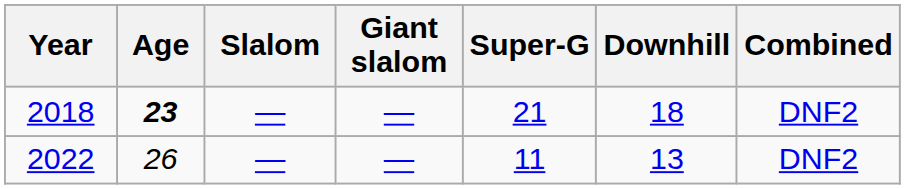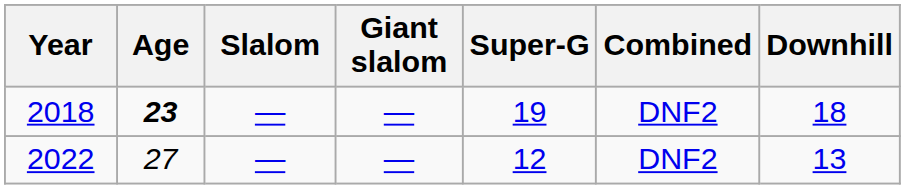columns swapped: (667, 45) <-> (819, 45)
(530, 111) 21 -> (530, 111) 19
(161, 159) 26 -> (161, 159) 27
(530, 159) 11 -> (530, 159) 12
